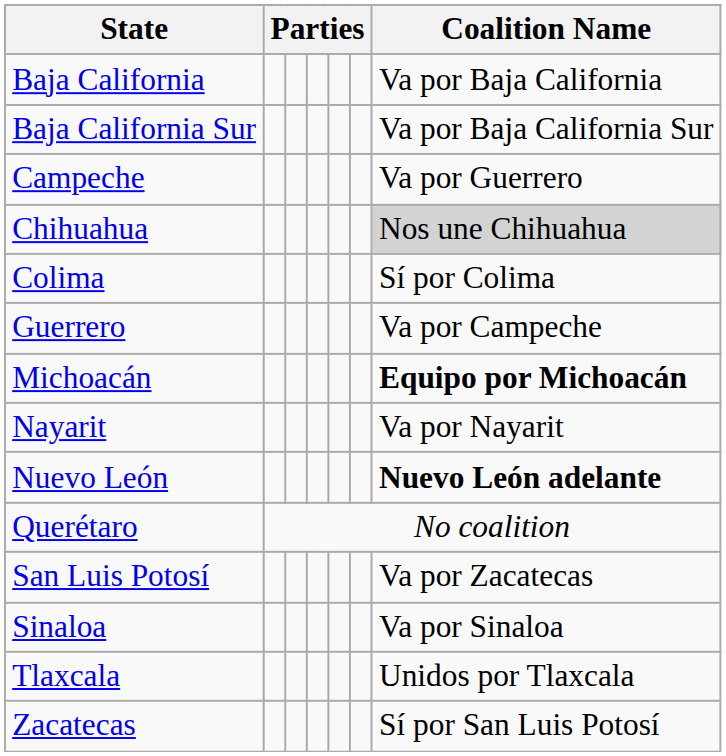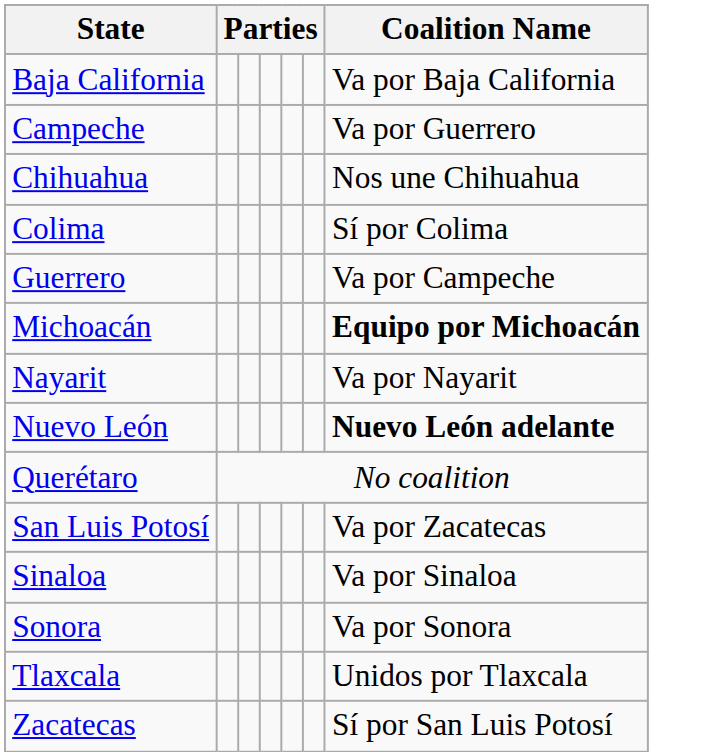- row: (134, 128)
(503, 228) lightgrey background -> (456, 178) no background
+ row: (57, 626)
